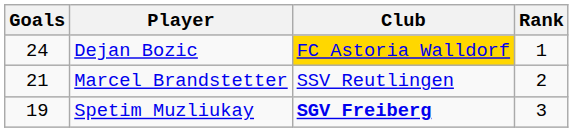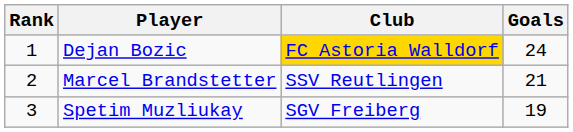columns swapped: (541, 20) <-> (37, 20)
(364, 112) bold -> (353, 112) normal
